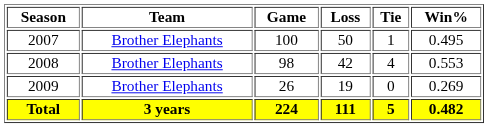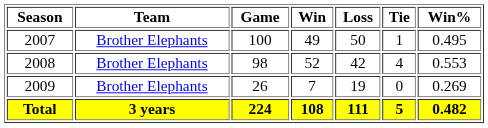+ column: (312, 17)
